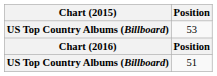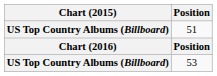rows swapped: (192, 63) <-> (192, 29)
